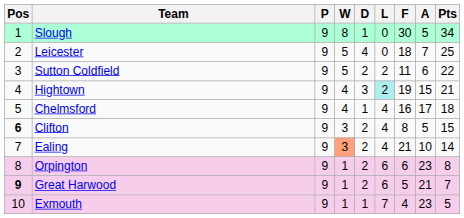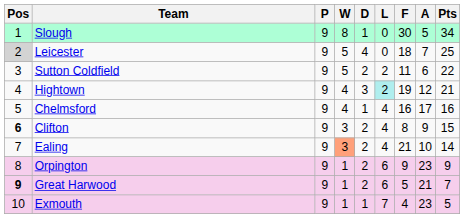(18, 52) no background -> (18, 52) lightgrey background
(425, 90) 15 -> (425, 90) 12
(447, 109) 18 -> (447, 109) 16
(425, 128) 5 -> (425, 128) 9
(405, 166) 6 -> (405, 166) 9
(447, 166) 8 -> (447, 166) 9
